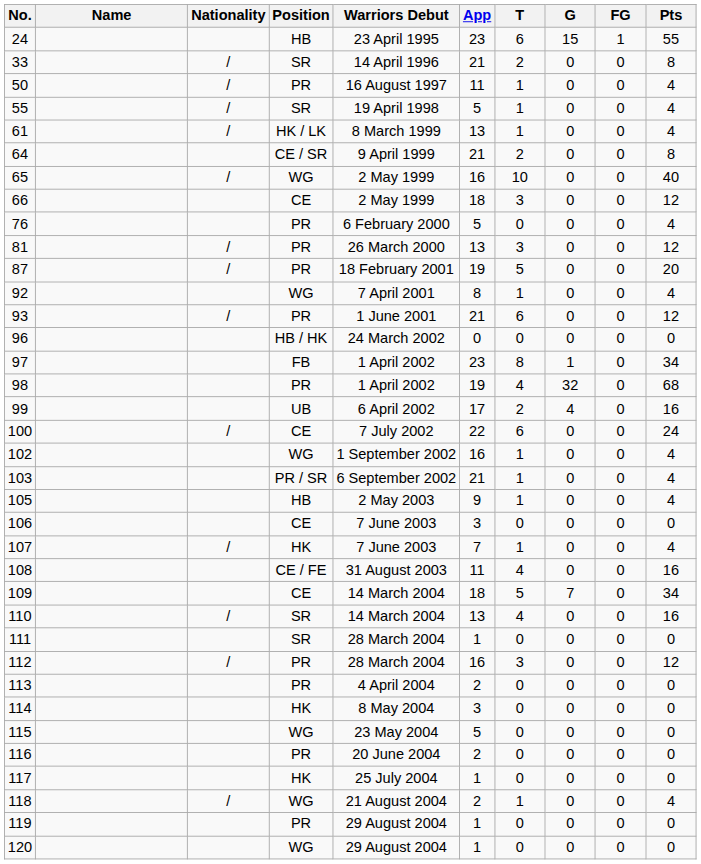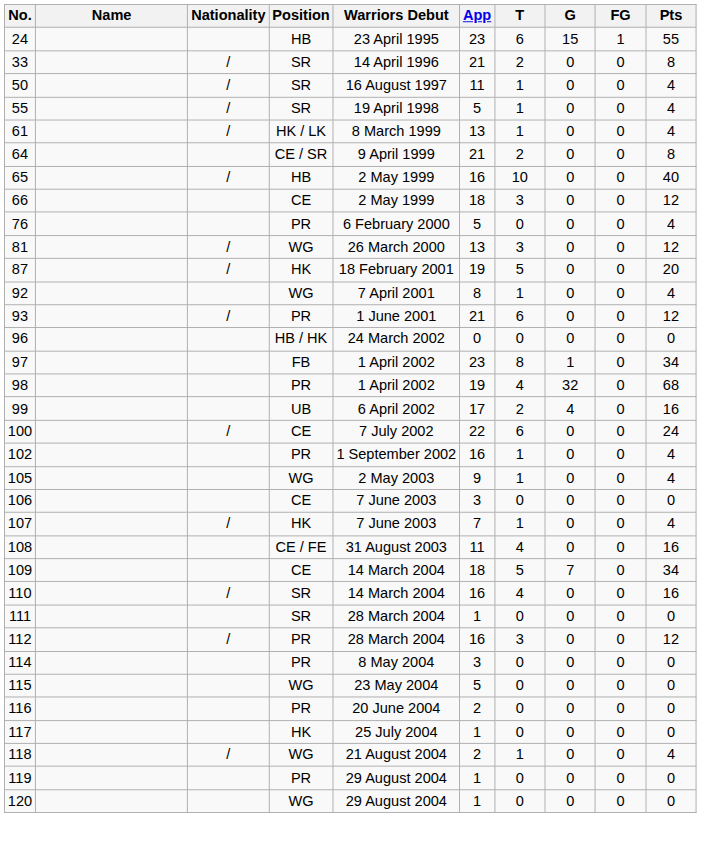(301, 85) PR -> (301, 85) SR
(301, 177) WG -> (301, 177) HB
(301, 246) PR -> (301, 246) WG
(301, 270) PR -> (301, 270) HK
(301, 454) WG -> (301, 454) PR
- row: (20, 477)
(301, 500) HB -> (301, 477) WG
(477, 616) 13 -> (477, 593) 16
- row: (20, 685)
(301, 708) HK -> (301, 662) PR
